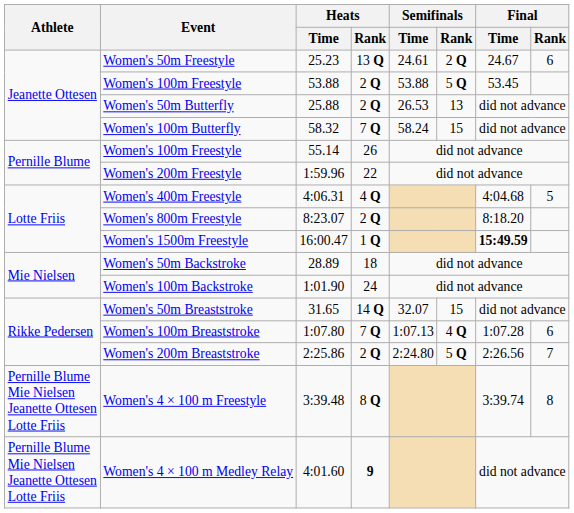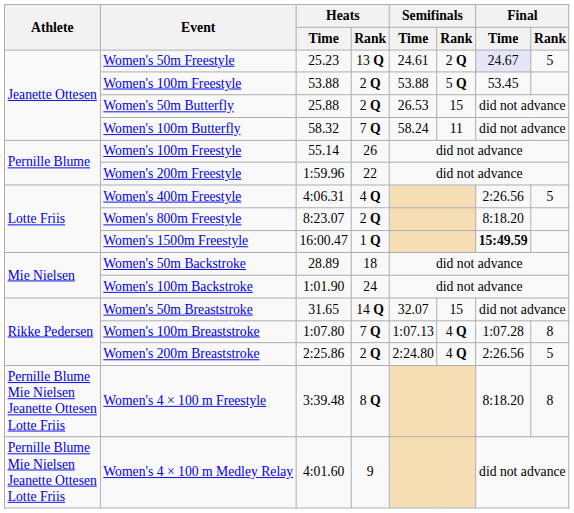(503, 61) no background -> (503, 61) lavender background
(550, 61) 6 -> (550, 61) 5
(456, 106) 13 -> (456, 106) 15
(456, 128) 15 -> (456, 128) 11
(503, 196) 4:04.68 -> (503, 196) 2:26.56
(550, 332) 6 -> (550, 332) 8
(456, 354) 5 Q -> (456, 354) 4 Q
(550, 354) 7 -> (550, 354) 5
(503, 401) 3:39.74 -> (503, 401) 8:18.20
(370, 472) bold -> (370, 472) normal
